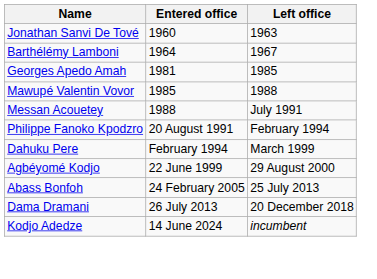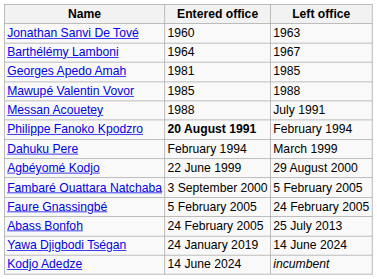(191, 129) normal -> (212, 129) bold
+ row: (85, 187)
+ row: (57, 206)
- row: (48, 206)
+ row: (67, 245)
